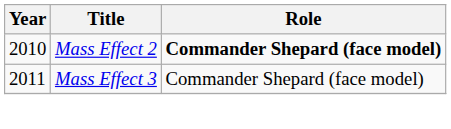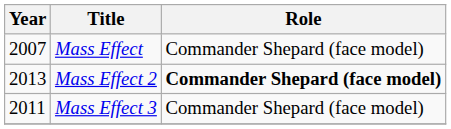+ row: (99, 49)
(28, 49) 2010 -> (28, 78) 2013
